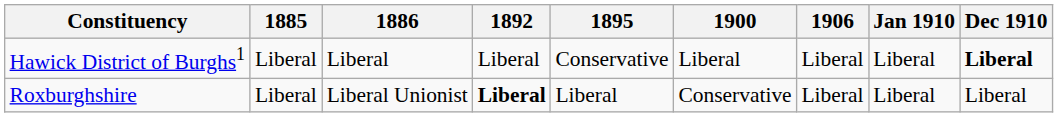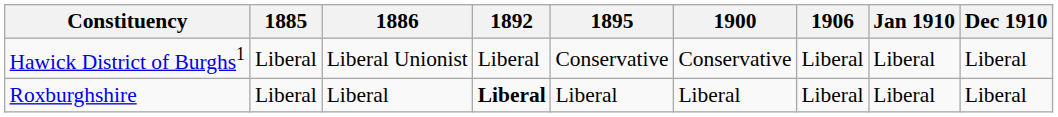(358, 58) Liberal -> (397, 58) Liberal Unionist
(709, 58) Liberal -> (735, 58) Conservative
(999, 58) bold -> (996, 58) normal
(397, 95) Liberal Unionist -> (358, 95) Liberal
(735, 95) Conservative -> (709, 95) Liberal
